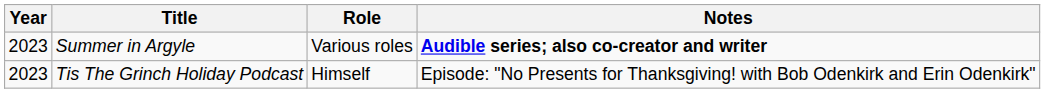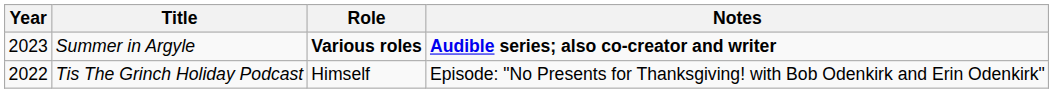(362, 46) normal -> (367, 46) bold
(28, 74) 2023 -> (28, 74) 2022
